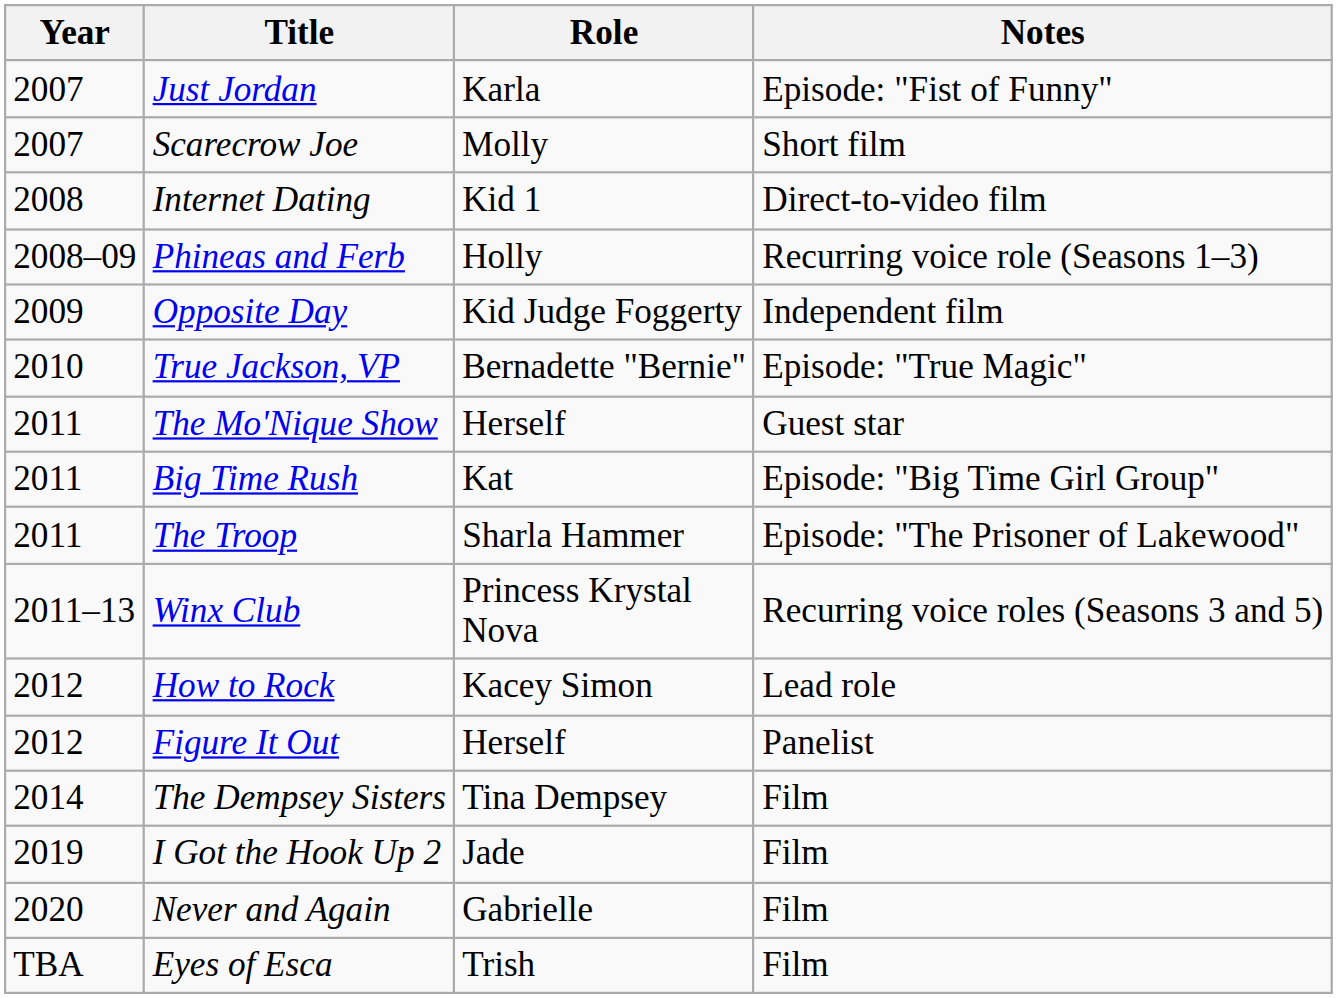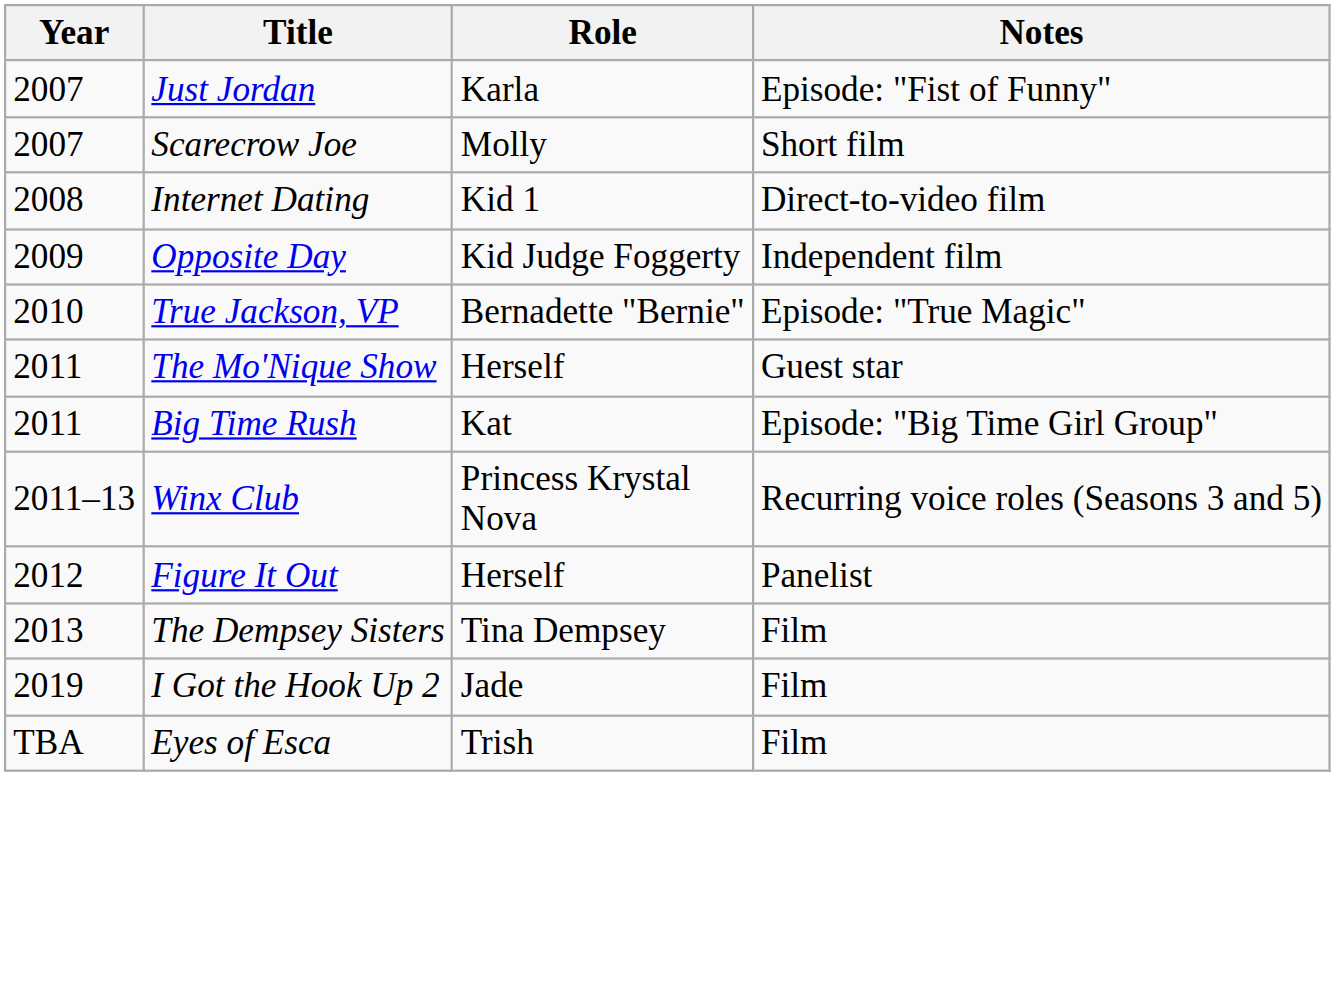- row: (279, 255)
- row: (225, 534)
- row: (244, 686)
(48, 797) 2014 -> (48, 630) 2013
- row: (272, 909)
